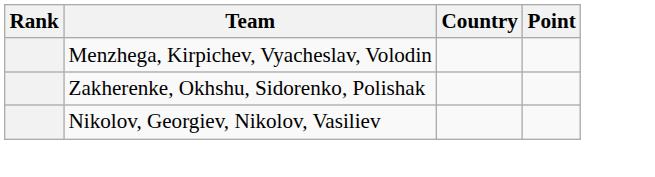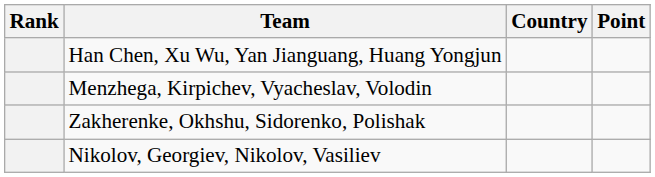+ row: (285, 54)
